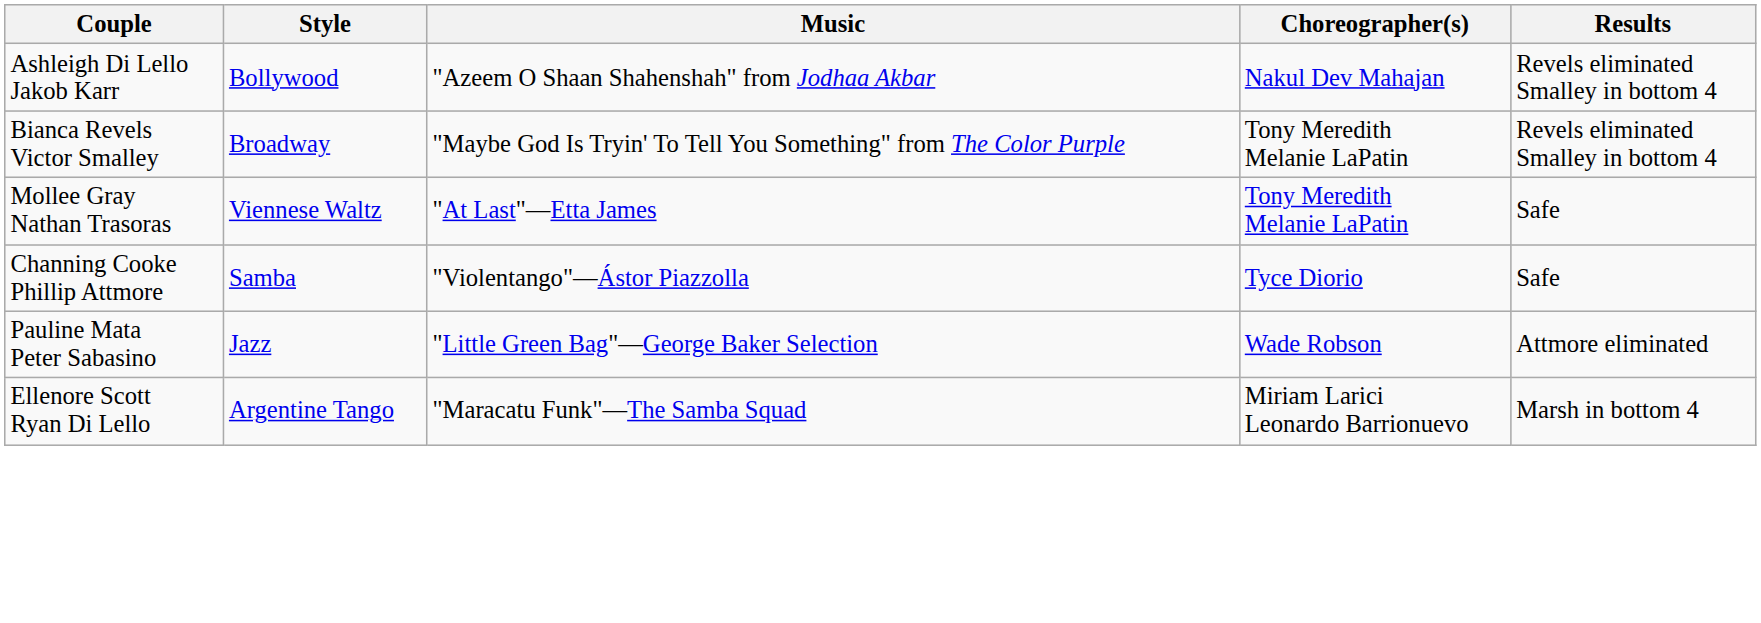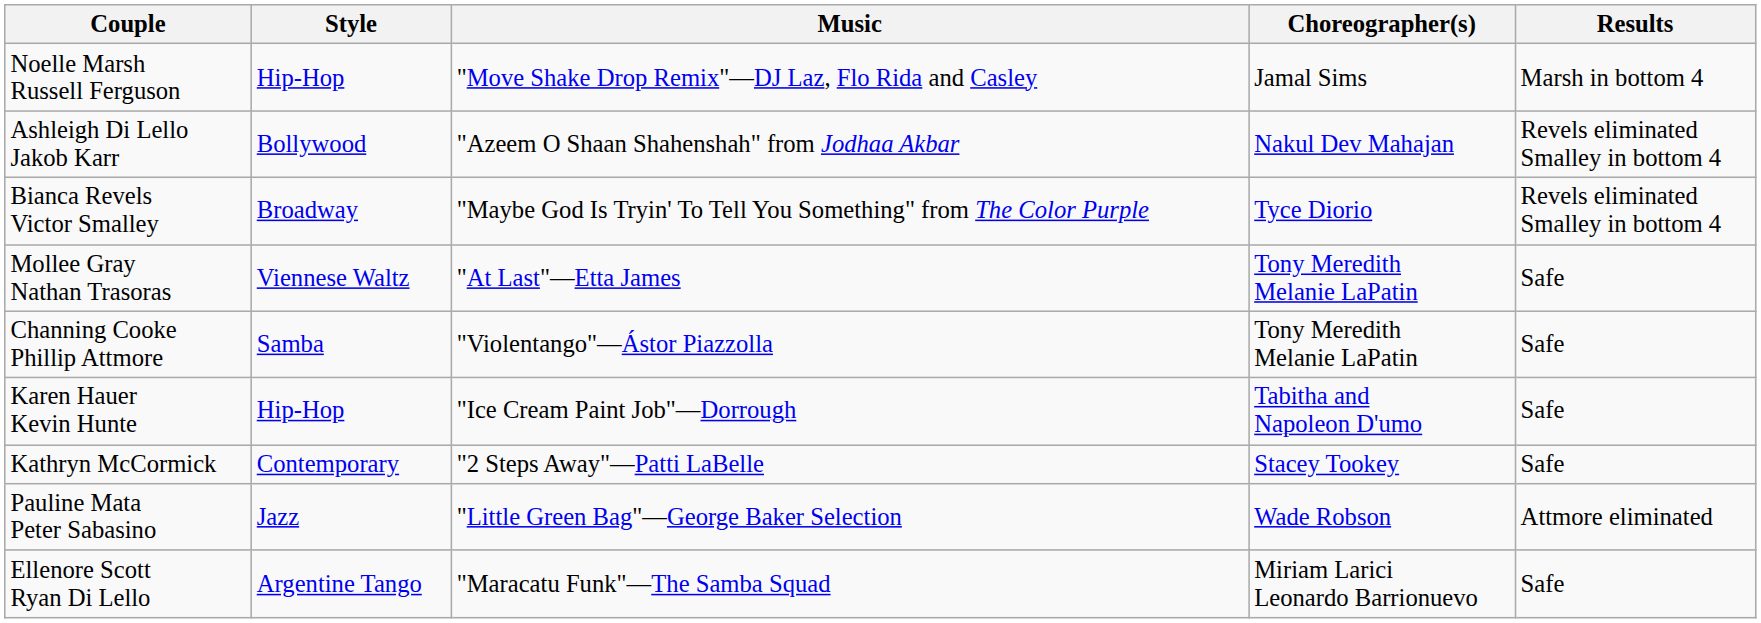+ row: (95, 76)
(1327, 143) Tony Meredith Melanie LaPatin -> (1313, 210) Tyce Diorio
(1304, 277) Tyce Diorio -> (1336, 344) Tony Meredith Melanie LaPatin
+ row: (74, 410)
+ row: (113, 463)
(1608, 410) Marsh in bottom 4 -> (1543, 583) Safe
